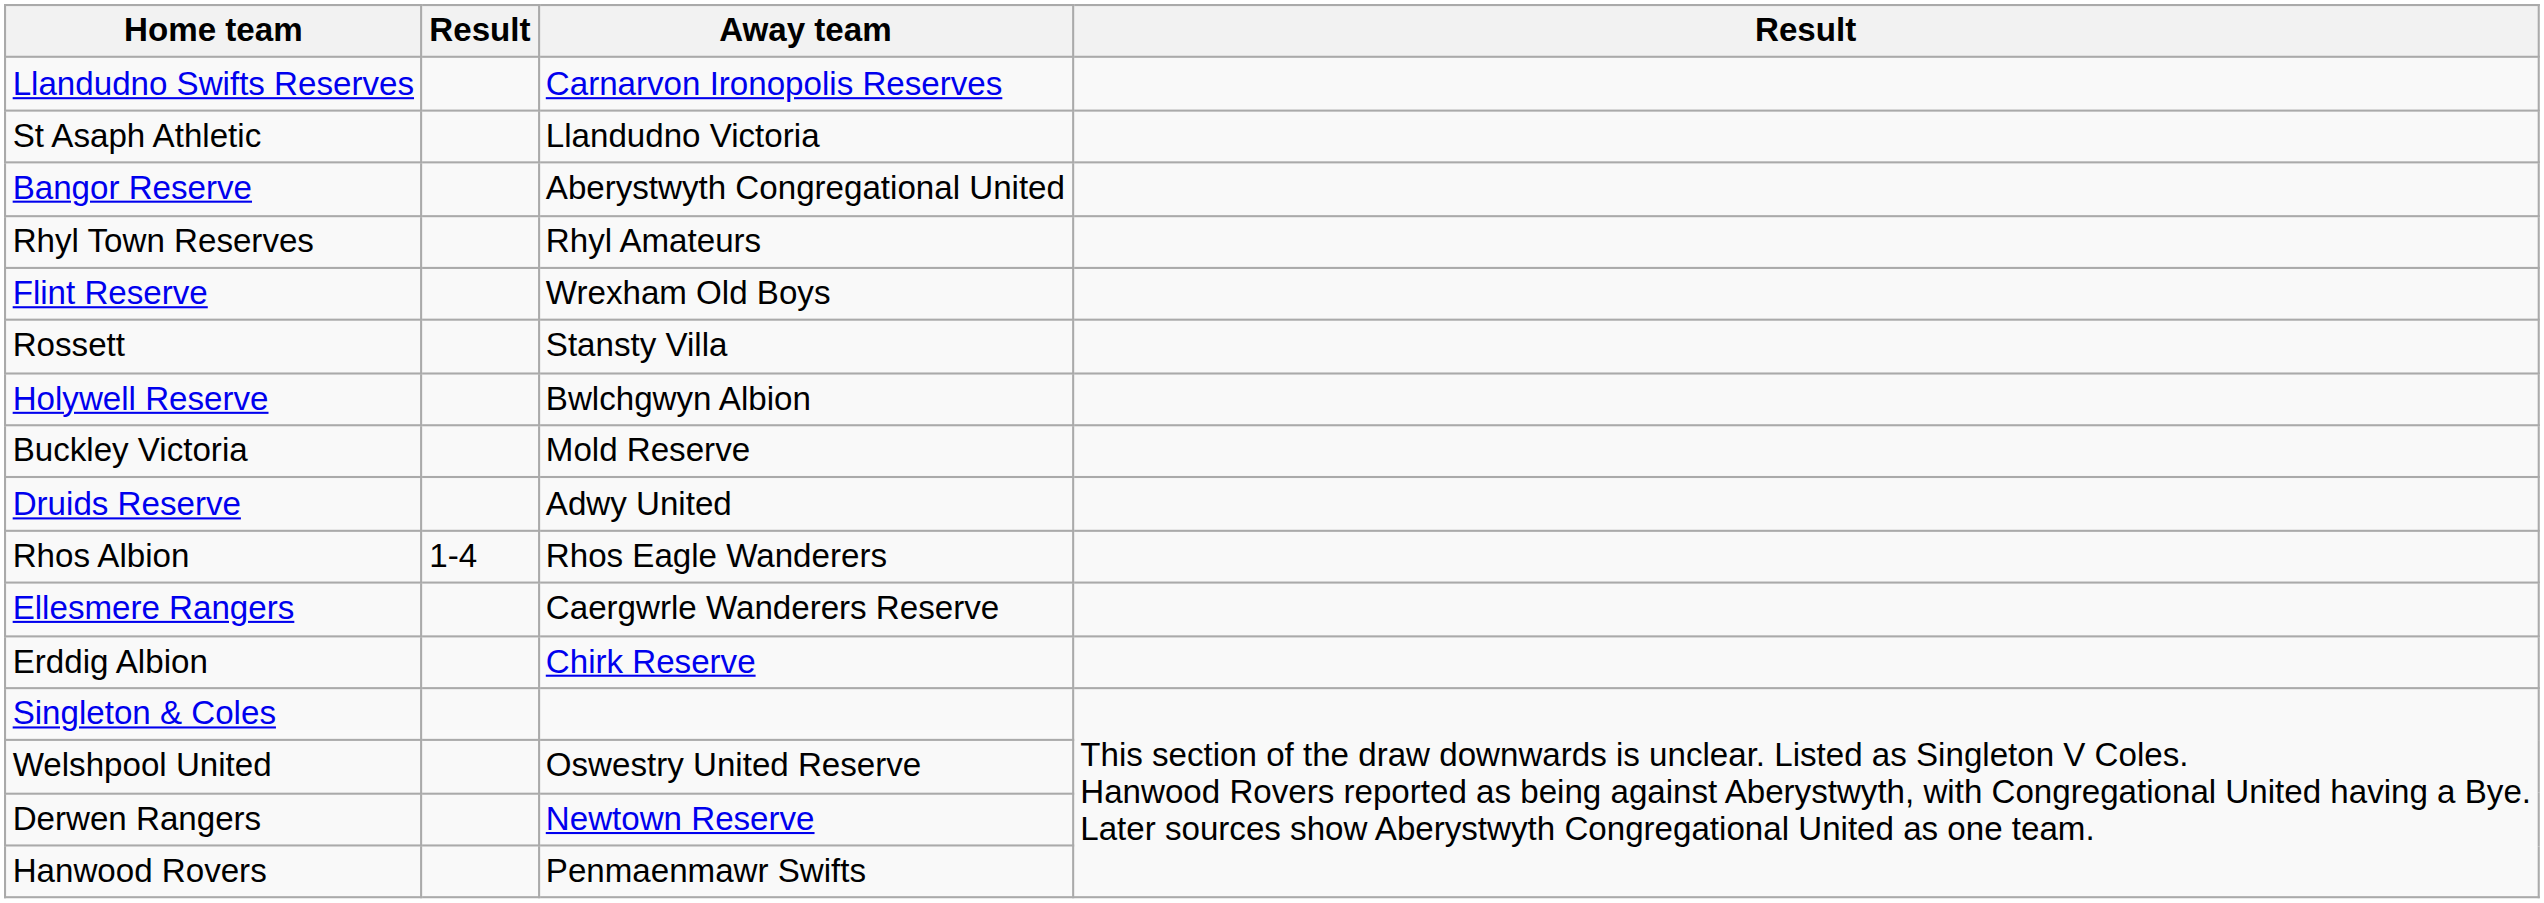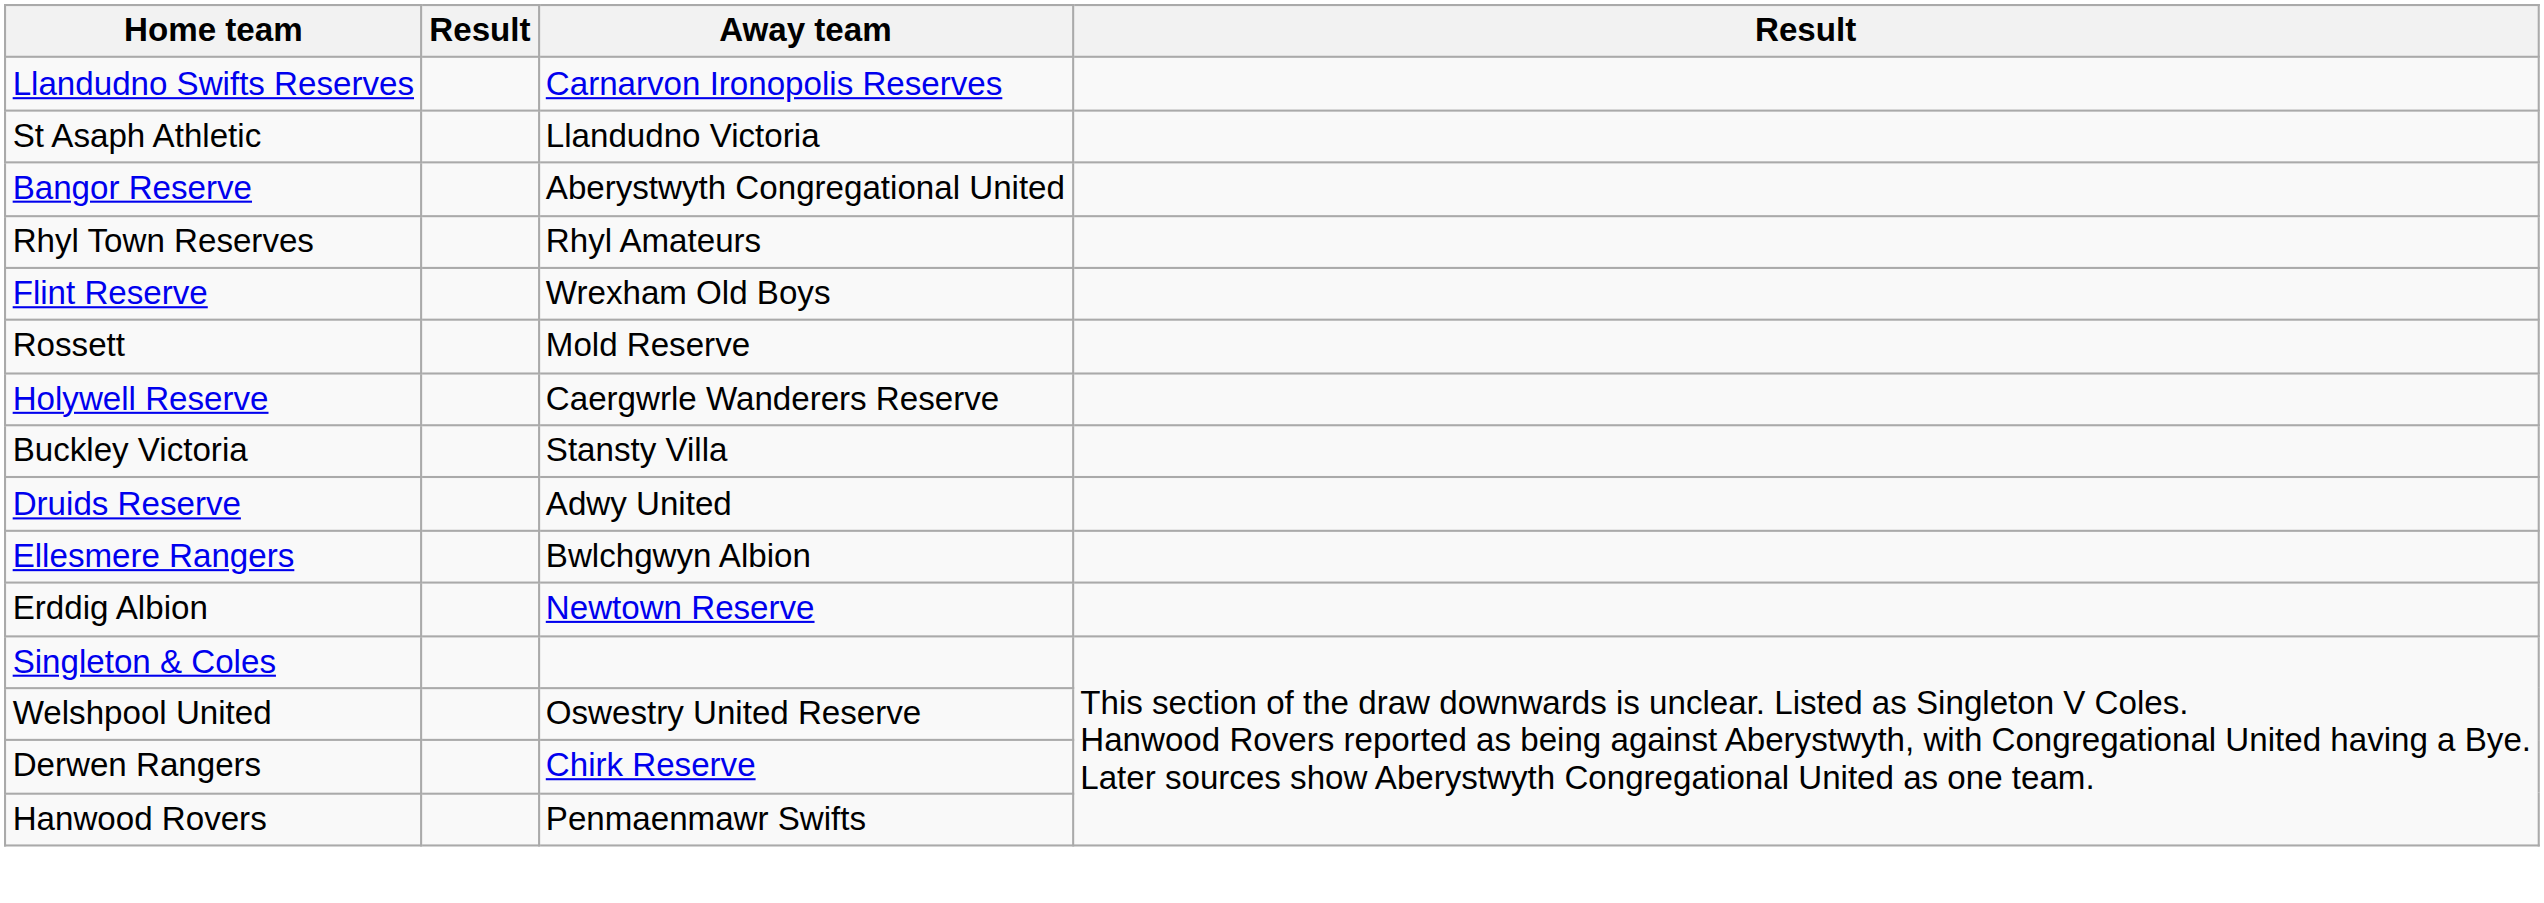(637, 345) Stansty Villa -> (648, 345) Mold Reserve
(678, 398) Bwlchgwyn Albion -> (773, 398) Caergwrle Wanderers Reserve
(648, 450) Mold Reserve -> (637, 450) Stansty Villa
- row: (101, 556)
(773, 608) Caergwrle Wanderers Reserve -> (678, 556) Bwlchgwyn Albion
(651, 661) Chirk Reserve -> (680, 608) Newtown Reserve
(680, 818) Newtown Reserve -> (651, 766) Chirk Reserve
